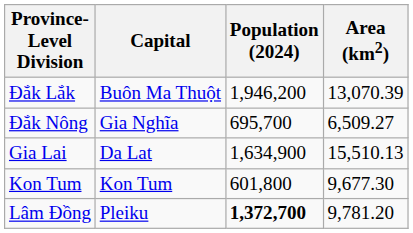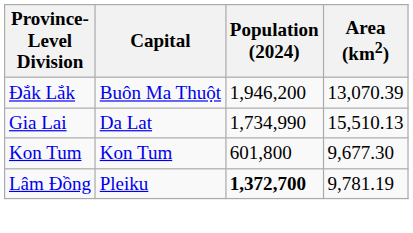- row: (48, 122)
(268, 153) 1,634,900 -> (268, 122) 1,734,990
(361, 213) 9,781.20 -> (361, 183) 9,781.19
